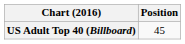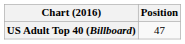(159, 30) 45 -> (159, 30) 47
